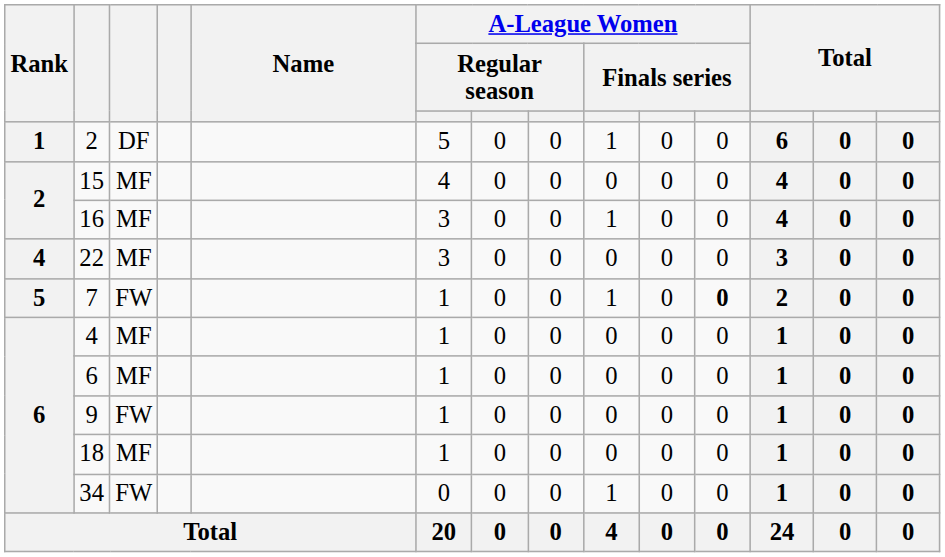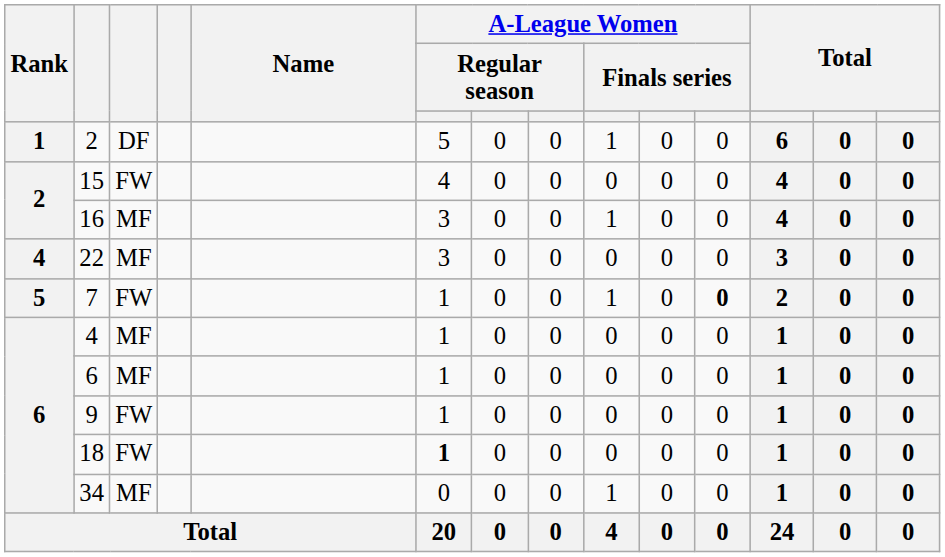(134, 180) MF -> (134, 180) FW
(134, 453) MF -> (134, 453) FW
(444, 453) normal -> (444, 453) bold
(134, 492) FW -> (134, 492) MF
